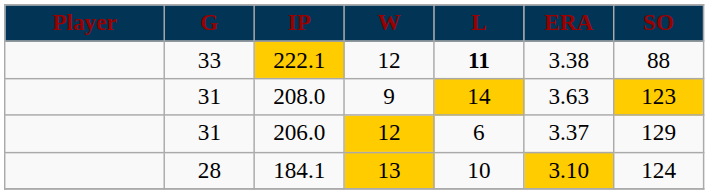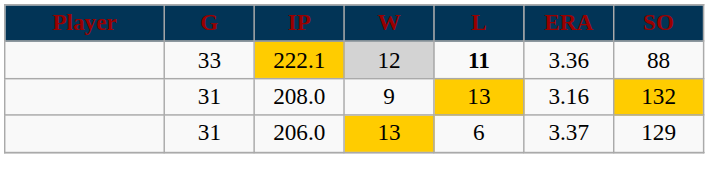(389, 59) no background -> (389, 59) lightgrey background
(569, 59) 3.38 -> (569, 59) 3.36
(479, 96) 14 -> (479, 96) 13
(569, 96) 3.63 -> (569, 96) 3.16
(659, 96) 123 -> (659, 96) 132
(389, 133) 12 -> (389, 133) 13
- row: (299, 170)
